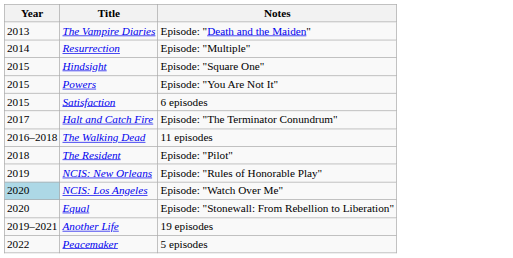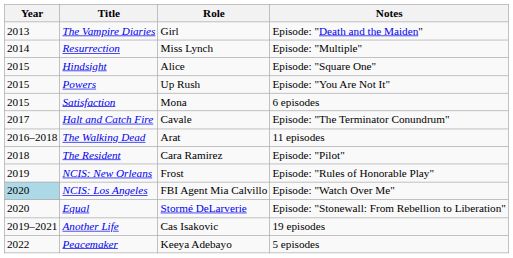+ column: (214, 13)
